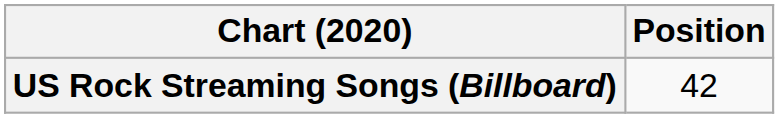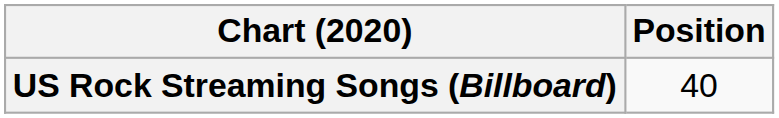(699, 84) 42 -> (699, 84) 40
